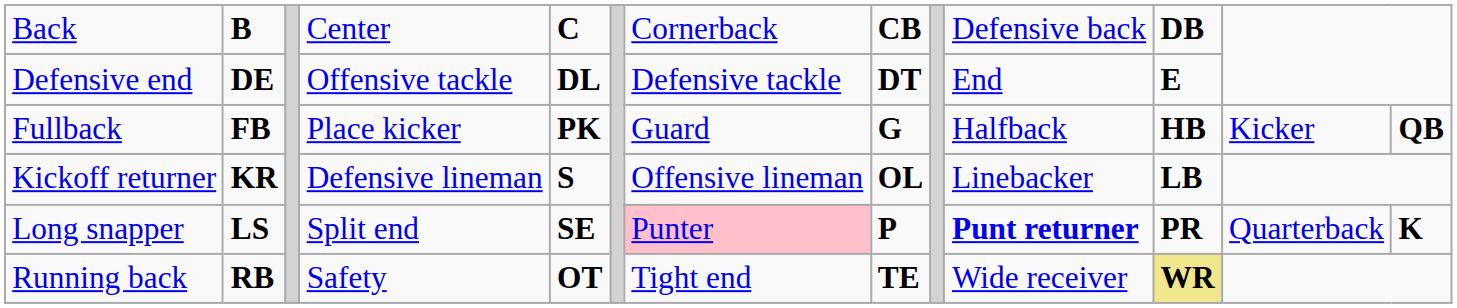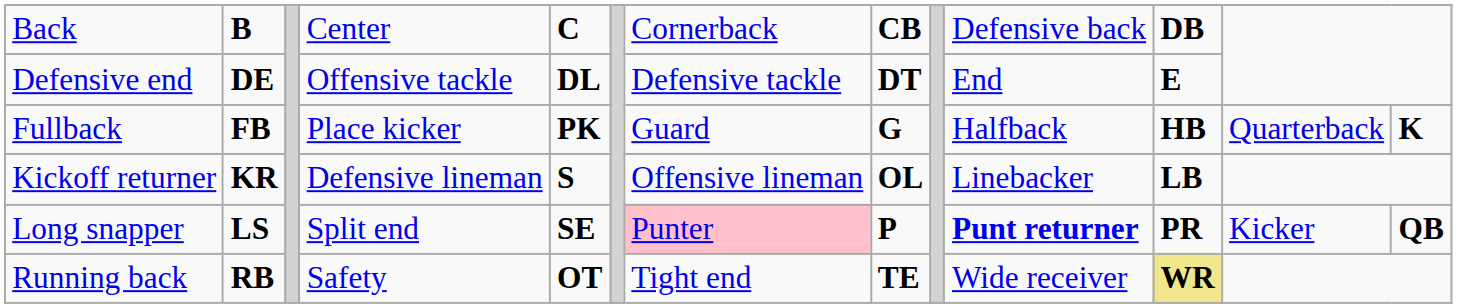(1272, 128) Kicker -> (1307, 128) Quarterback
(1421, 128) QB -> (1411, 128) K
(1307, 228) Quarterback -> (1272, 228) Kicker
(1411, 228) K -> (1421, 228) QB
